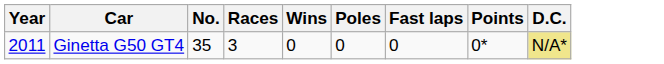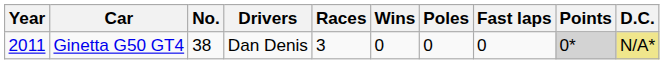+ column: (268, 18)
(202, 46) 35 -> (202, 46) 38
(479, 46) no background -> (568, 46) lightgrey background
